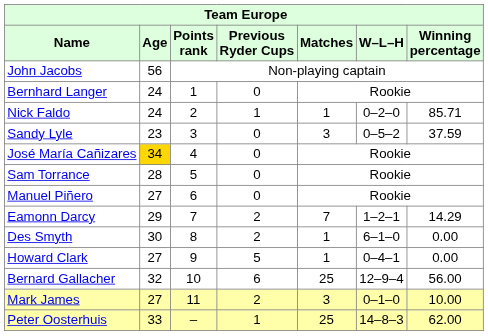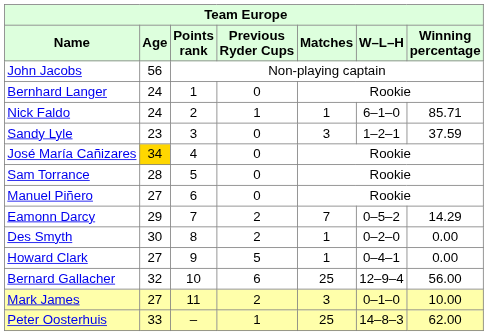(381, 112) 0–2–0 -> (381, 112) 6–1–0
(381, 133) 0–5–2 -> (381, 133) 1–2–1
(381, 216) 1–2–1 -> (381, 216) 0–5–2
(381, 237) 6–1–0 -> (381, 237) 0–2–0
